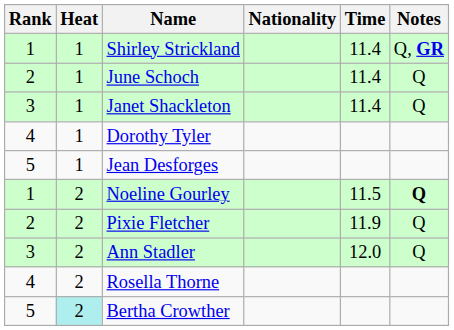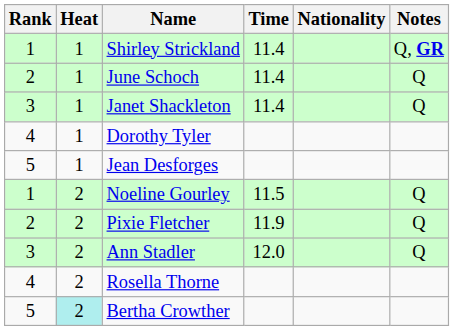columns swapped: (292, 19) <-> (365, 19)
(419, 194) bold -> (419, 194) normal
